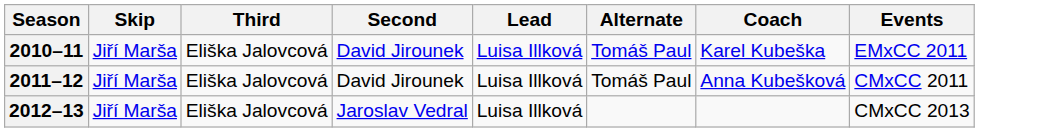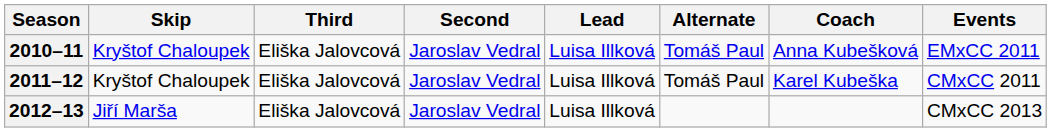(135, 50) Jiří Marša -> (171, 50) Kryštof Chaloupek
(400, 50) David Jirounek -> (475, 50) Jaroslav Vedral
(763, 50) Karel Kubeška -> (846, 50) Anna Kubešková
(135, 80) Jiří Marša -> (171, 80) Kryštof Chaloupek
(400, 80) David Jirounek -> (475, 80) Jaroslav Vedral
(773, 80) Anna Kubešková -> (835, 80) Karel Kubeška
